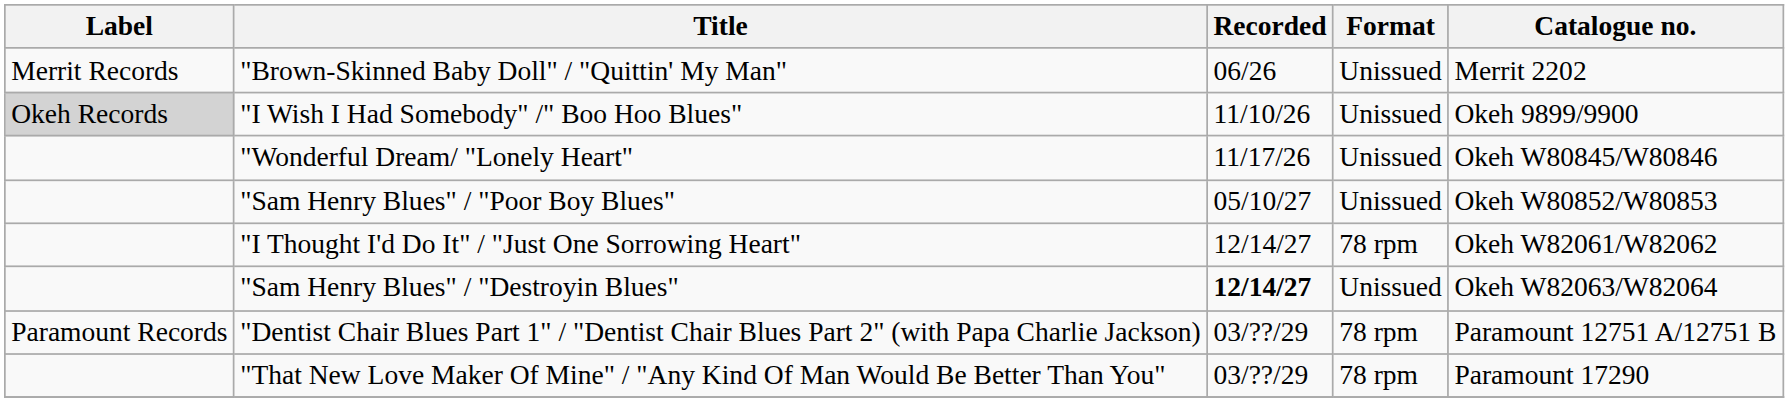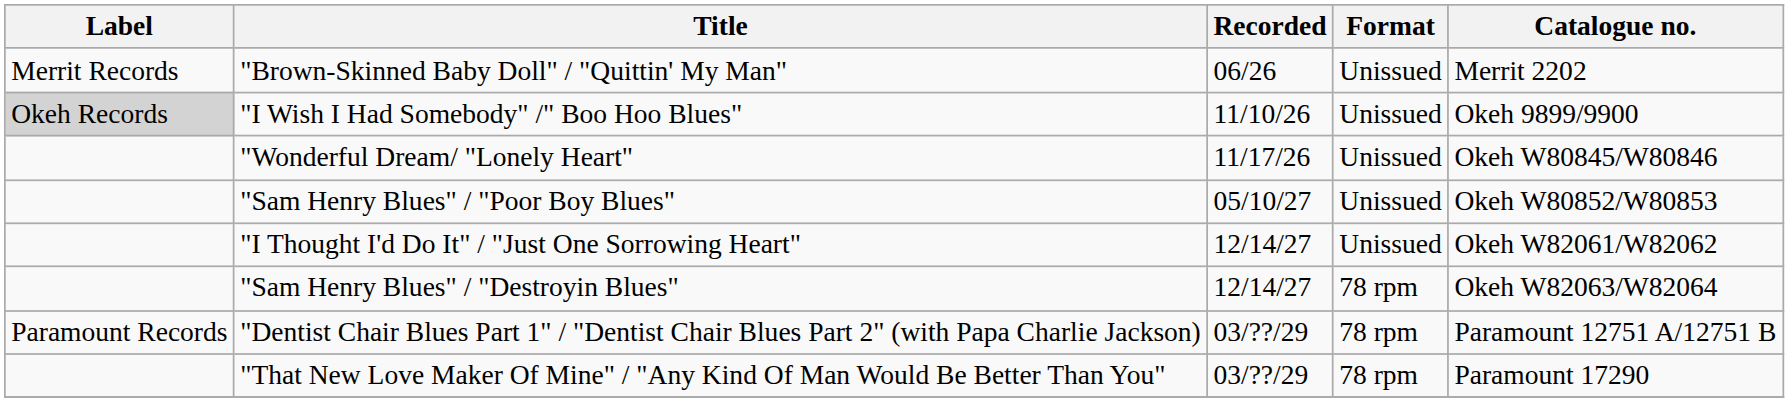(1379, 244) 78 rpm -> (1391, 244) Unissued
(1262, 288) bold -> (1262, 288) normal
(1391, 288) Unissued -> (1379, 288) 78 rpm
